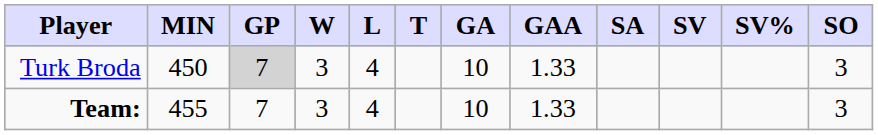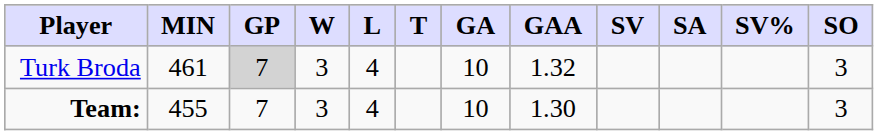columns swapped: (628, 25) <-> (690, 25)
(188, 66) 450 -> (188, 66) 461
(553, 66) 1.33 -> (553, 66) 1.32
(553, 108) 1.33 -> (553, 108) 1.30
